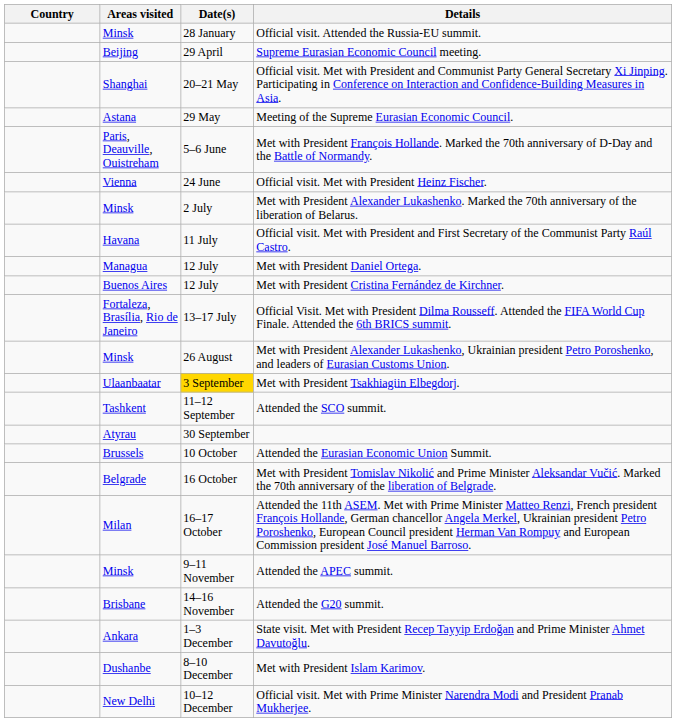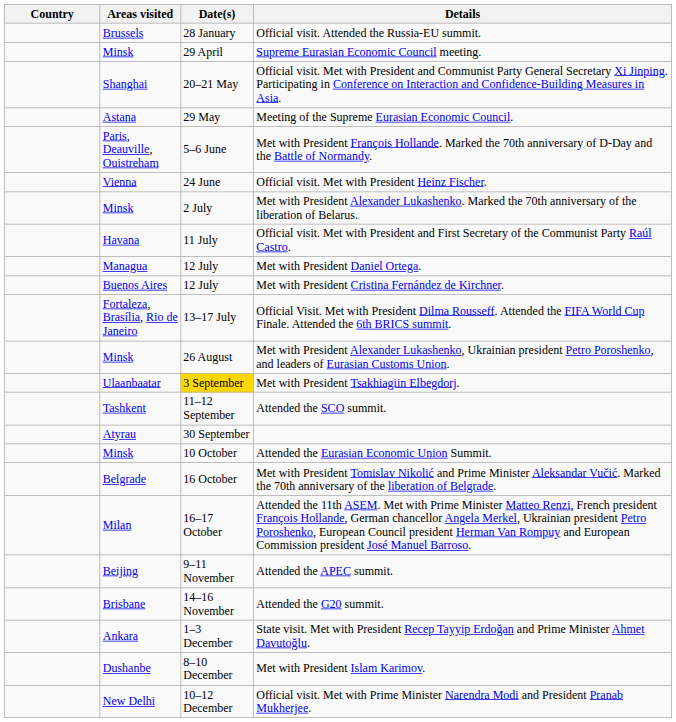(118, 33) Minsk -> (123, 33) Brussels
(120, 52) Beijing -> (118, 52) Minsk
(123, 453) Brussels -> (118, 453) Minsk
(118, 571) Minsk -> (120, 571) Beijing
